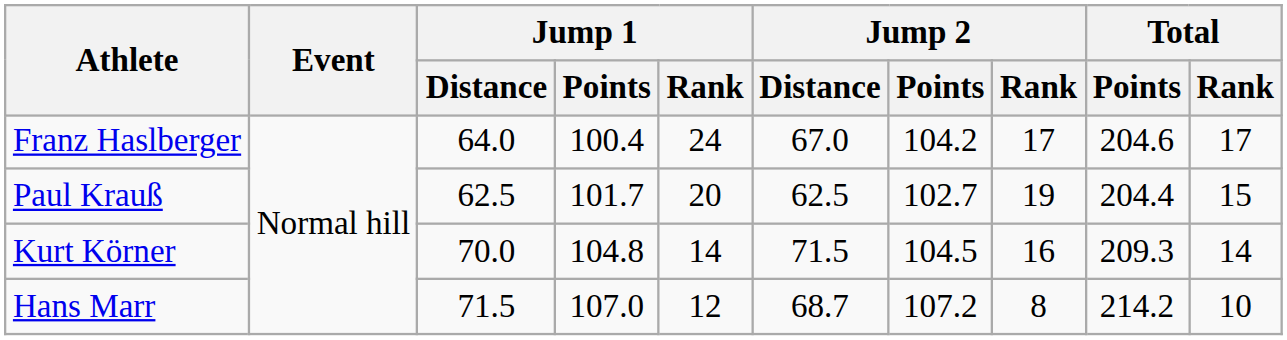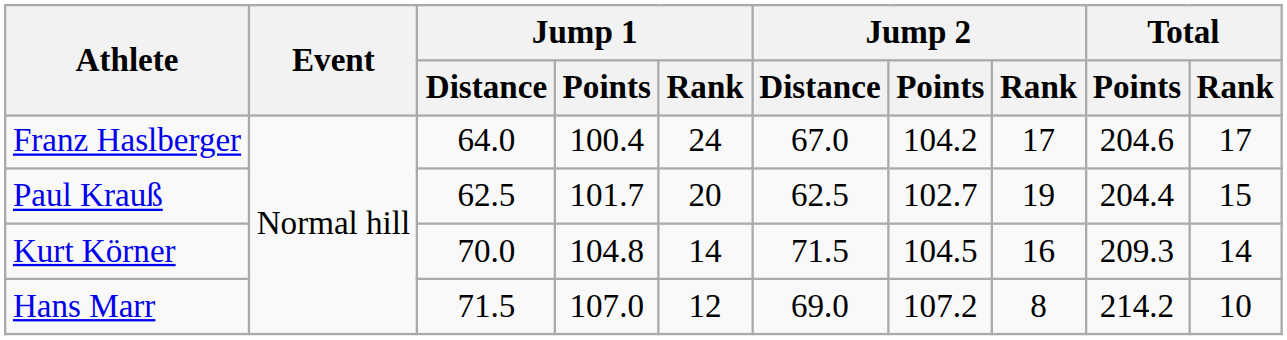(820, 305) 68.7 -> (820, 305) 69.0
